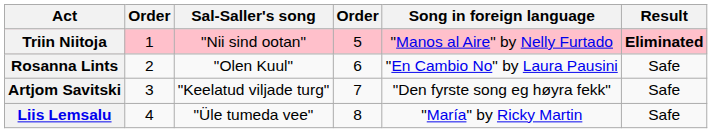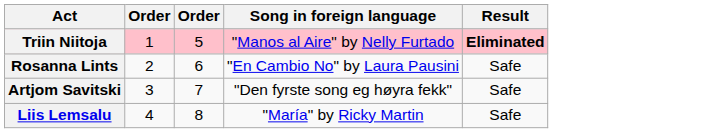- column: (253, 16)
